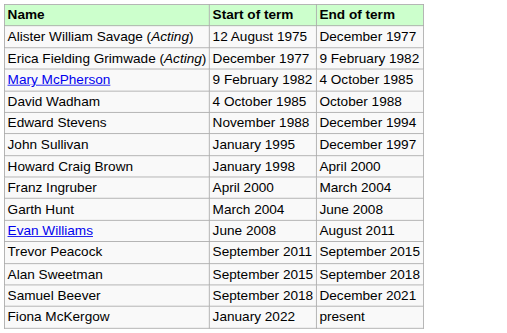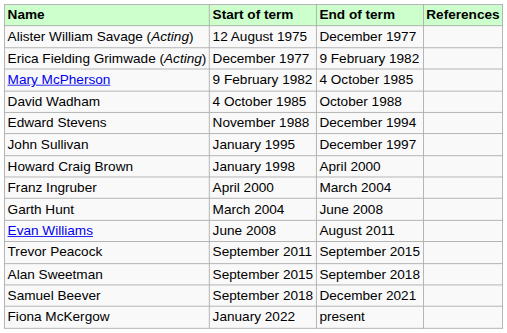+ column: (463, 15)
